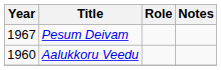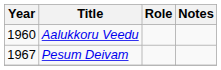rows swapped: (90, 55) <-> (85, 34)
